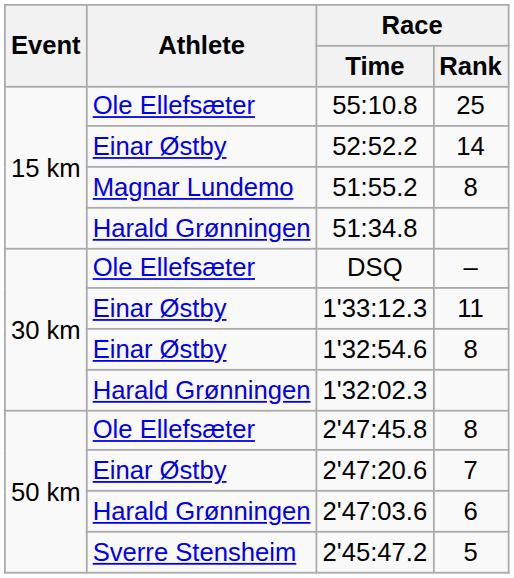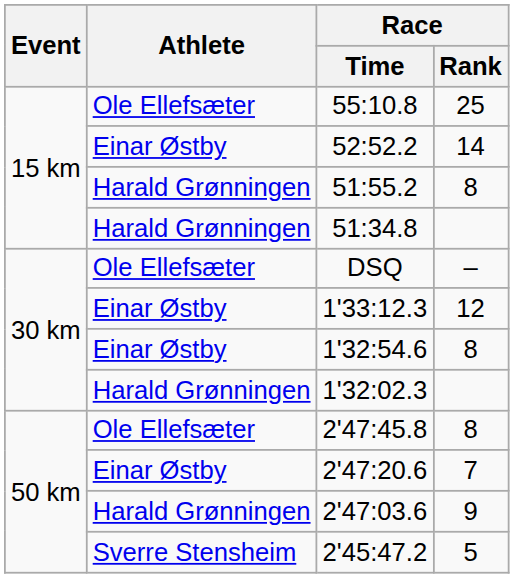(193, 188) Magnar Lundemo -> (202, 188) Harald Grønningen
(471, 309) 11 -> (471, 309) 12
(471, 511) 6 -> (471, 511) 9
